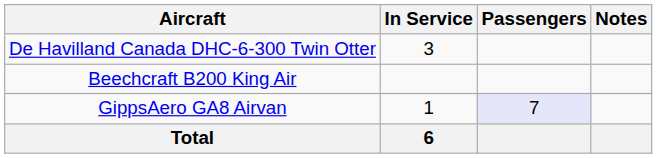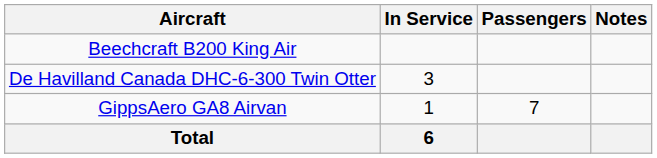rows swapped: (192, 49) <-> (192, 78)
(534, 108) lavender background -> (534, 108) no background
